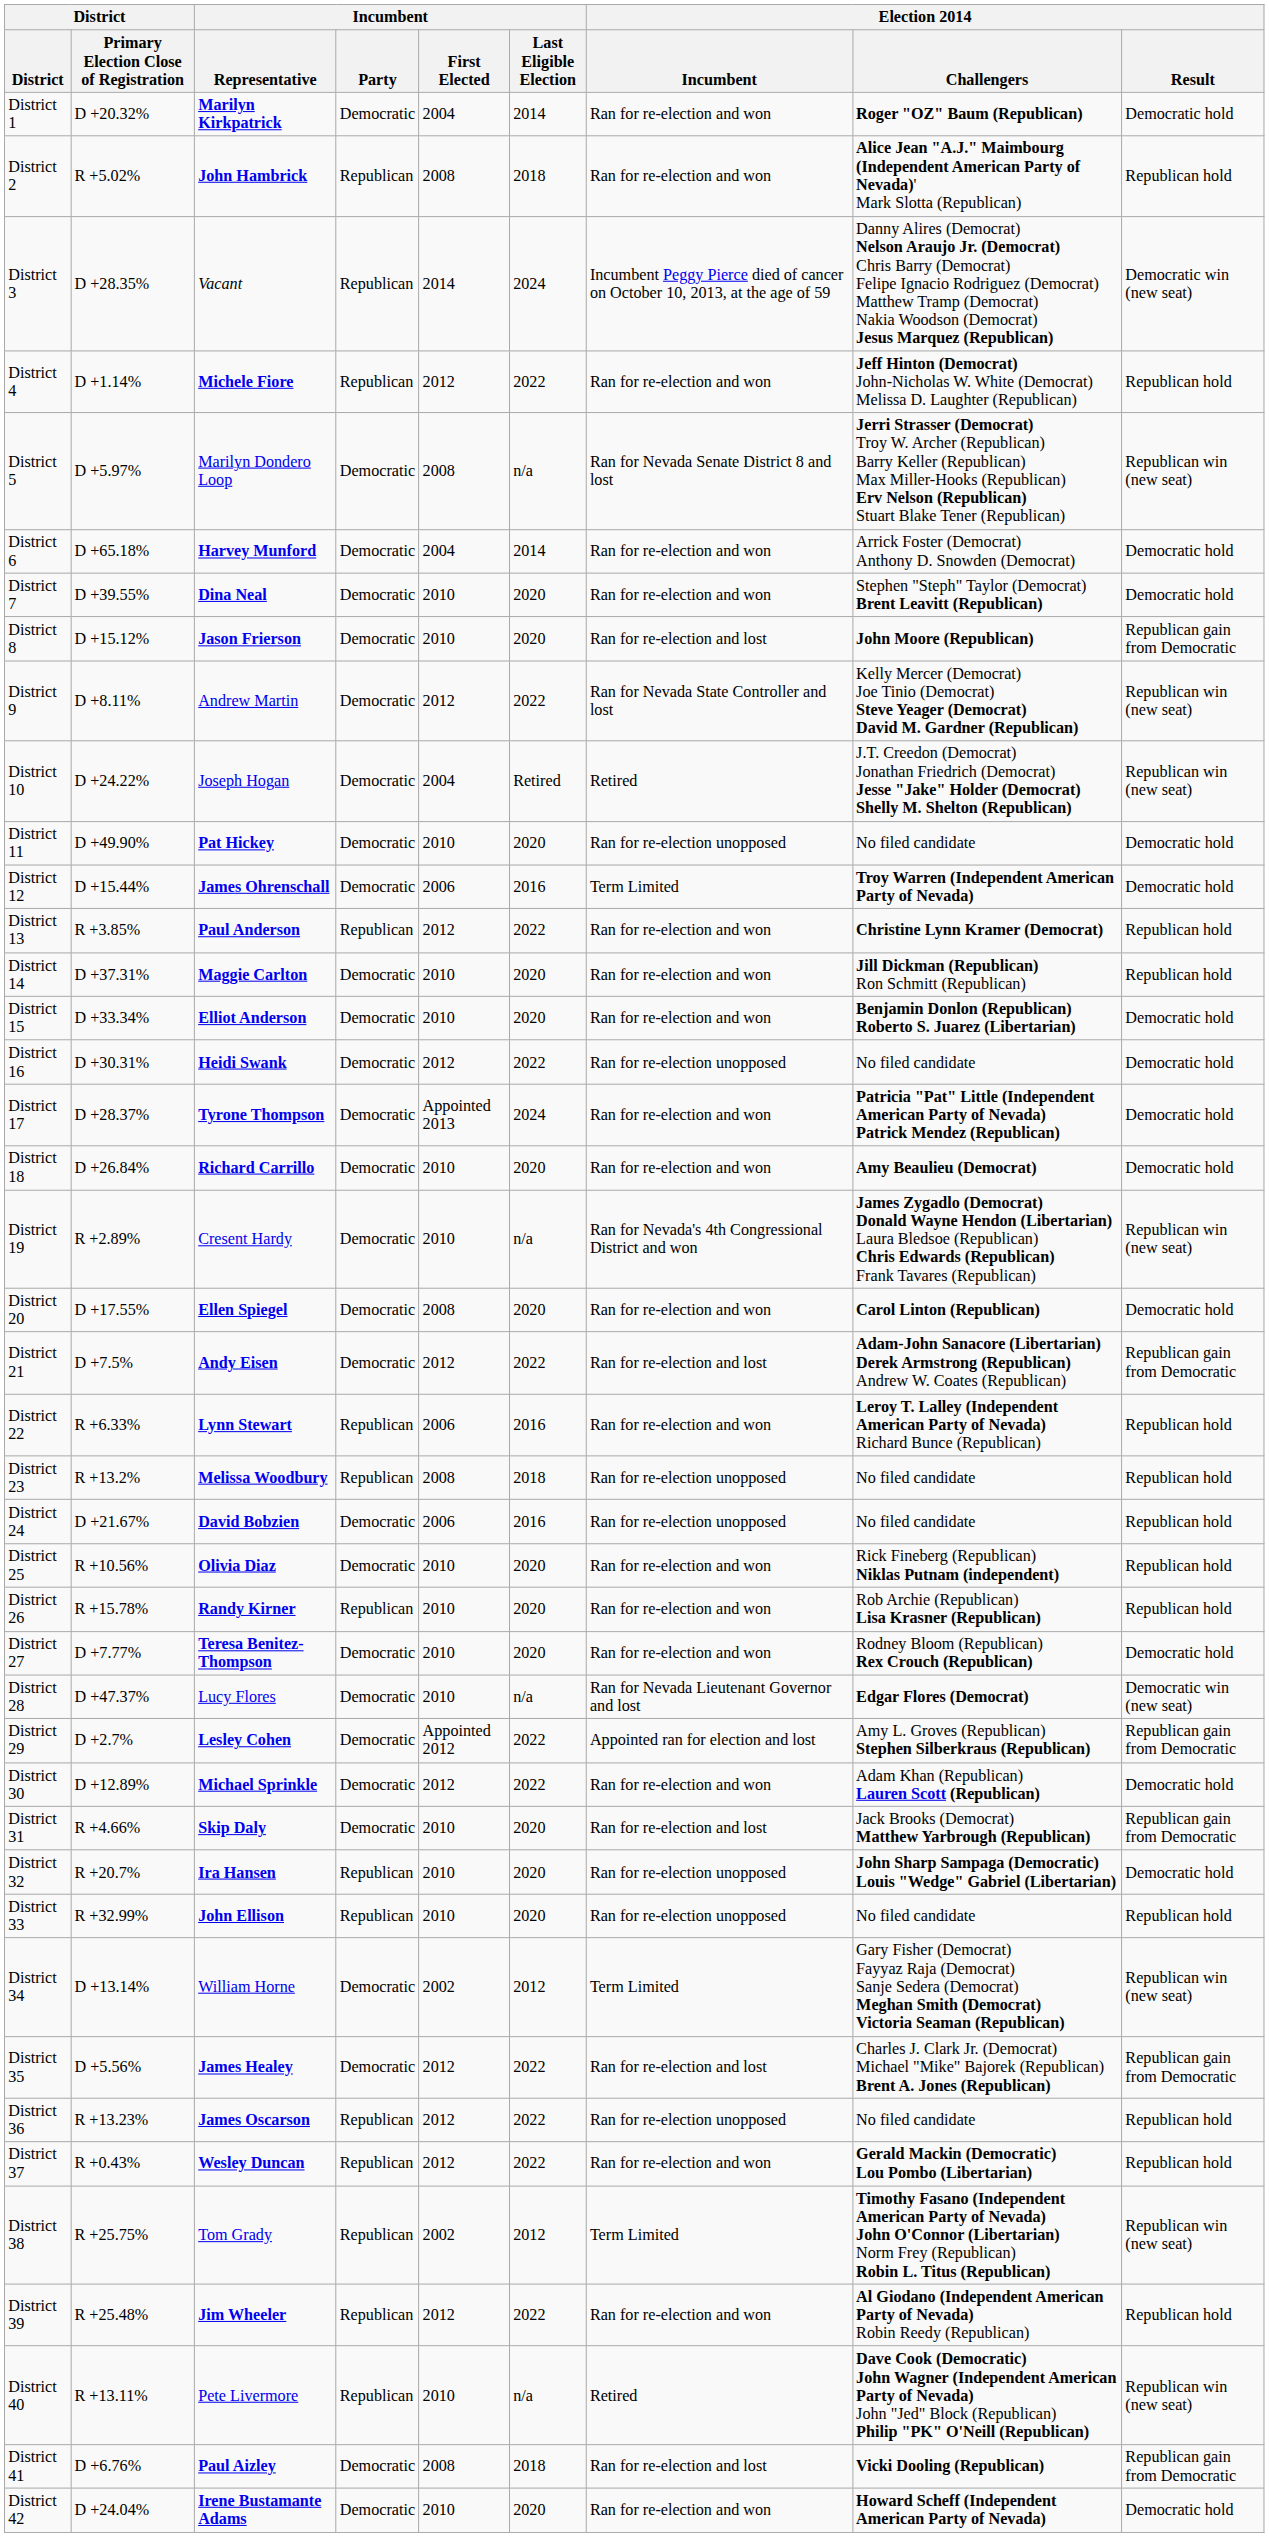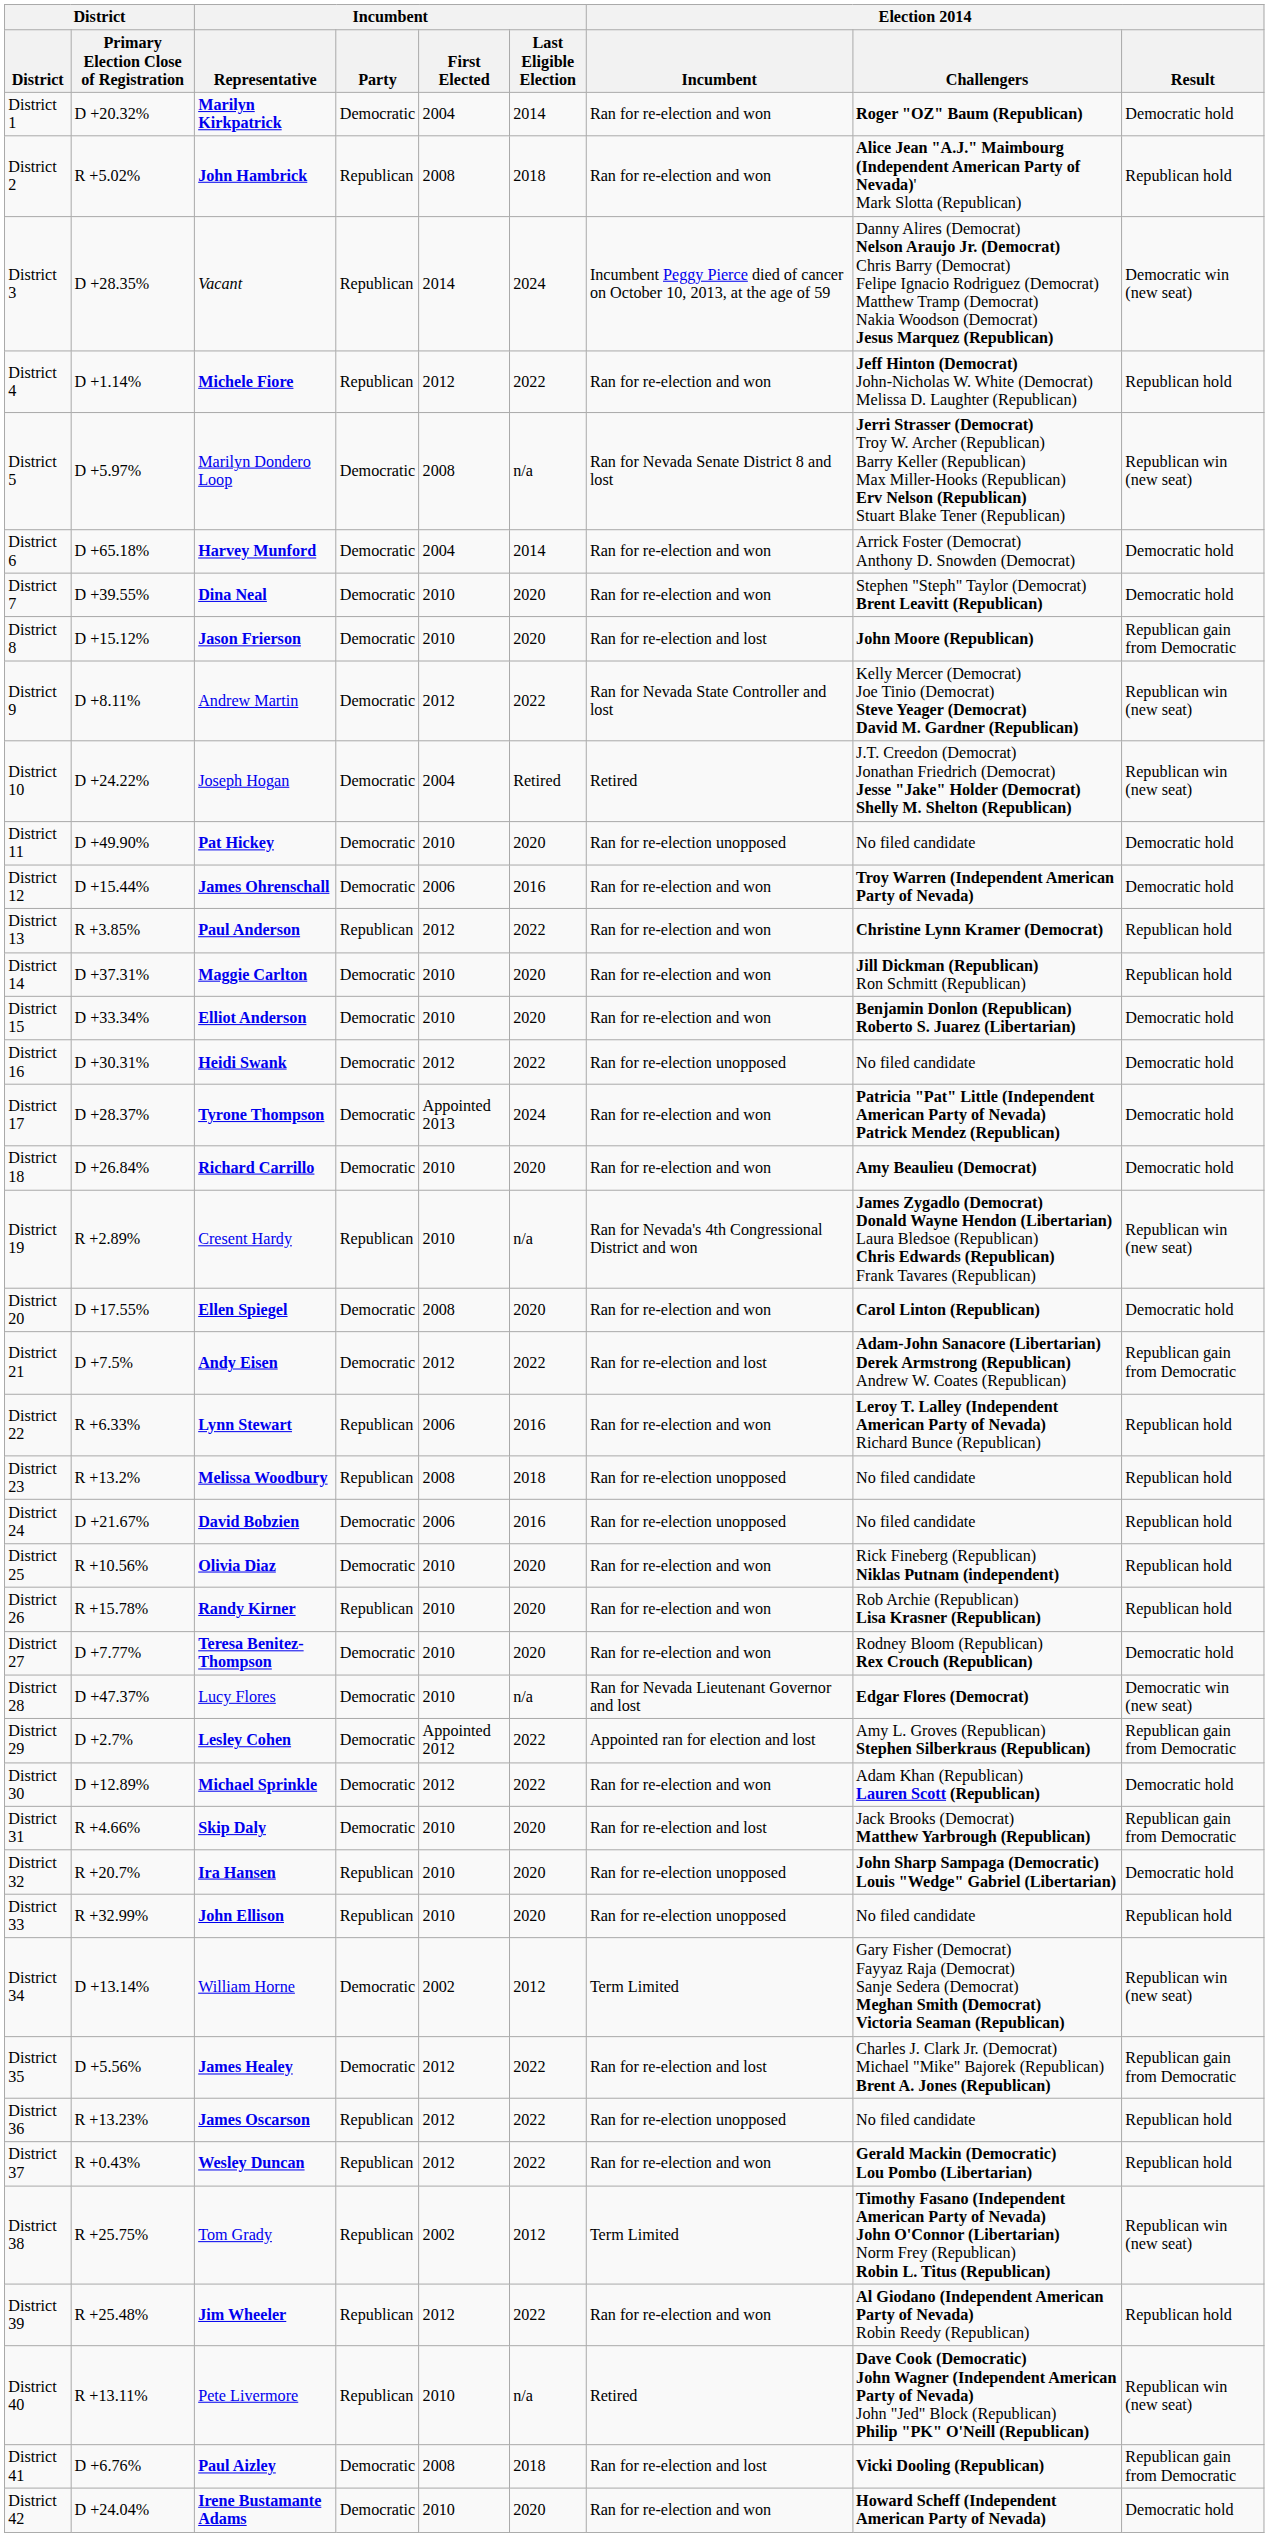(634, 886) Term Limited -> (681, 886) Ran for re-election and won
(377, 1238) Democratic -> (377, 1238) Republican
